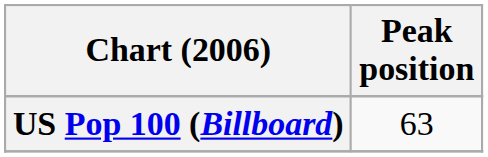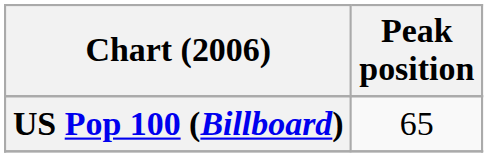(417, 123) 63 -> (417, 123) 65
